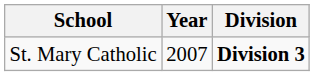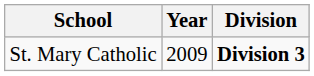(187, 53) 2007 -> (187, 53) 2009
